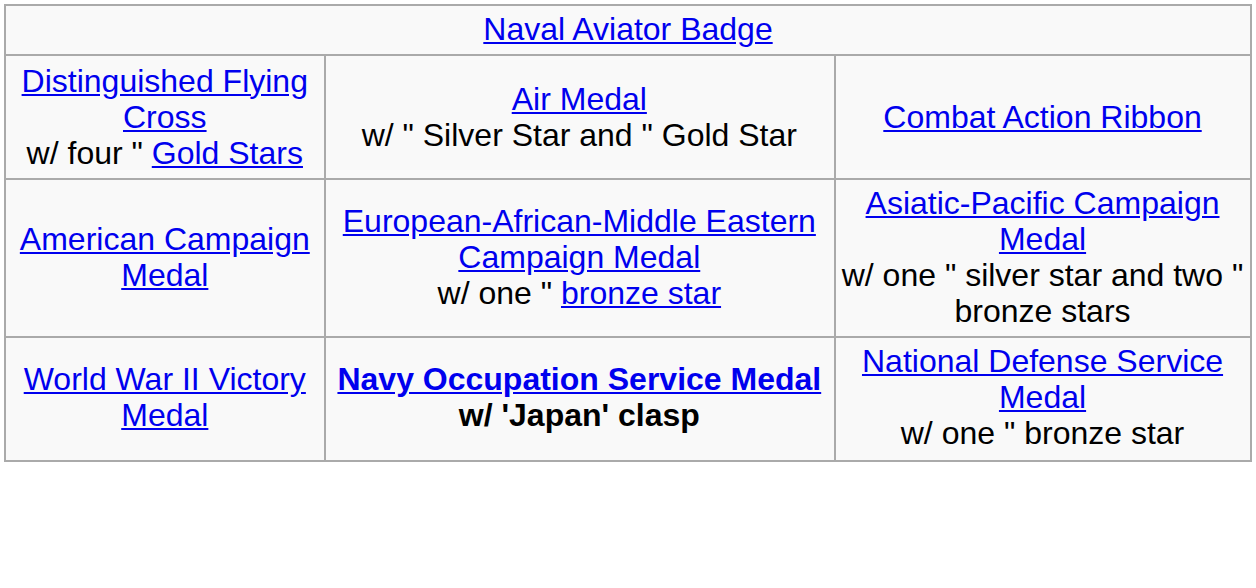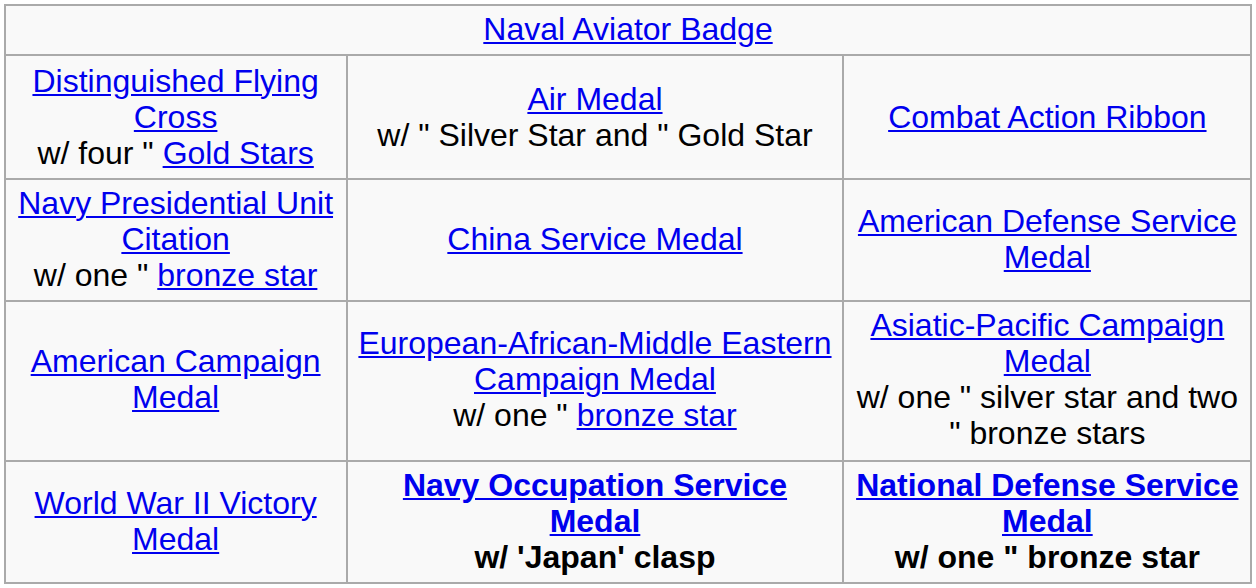+ row: (176, 239)
(1043, 398) normal -> (1047, 520) bold
